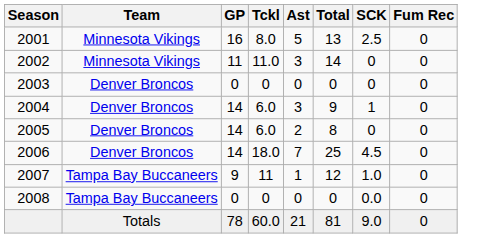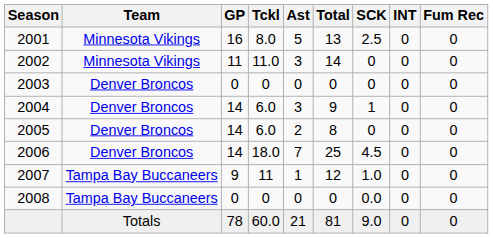+ column: (405, 15)
